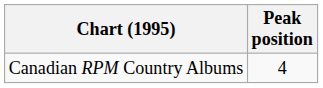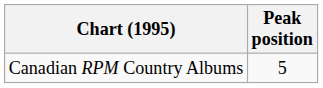(282, 67) 4 -> (282, 67) 5
